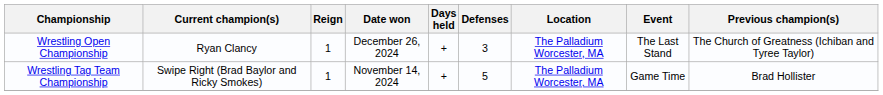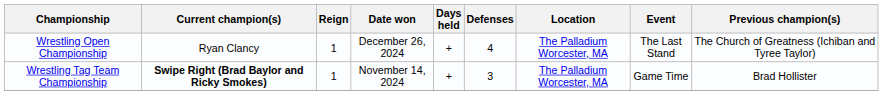(485, 48) 3 -> (490, 48) 4
(227, 76) normal -> (229, 76) bold
(485, 76) 5 -> (490, 76) 3
